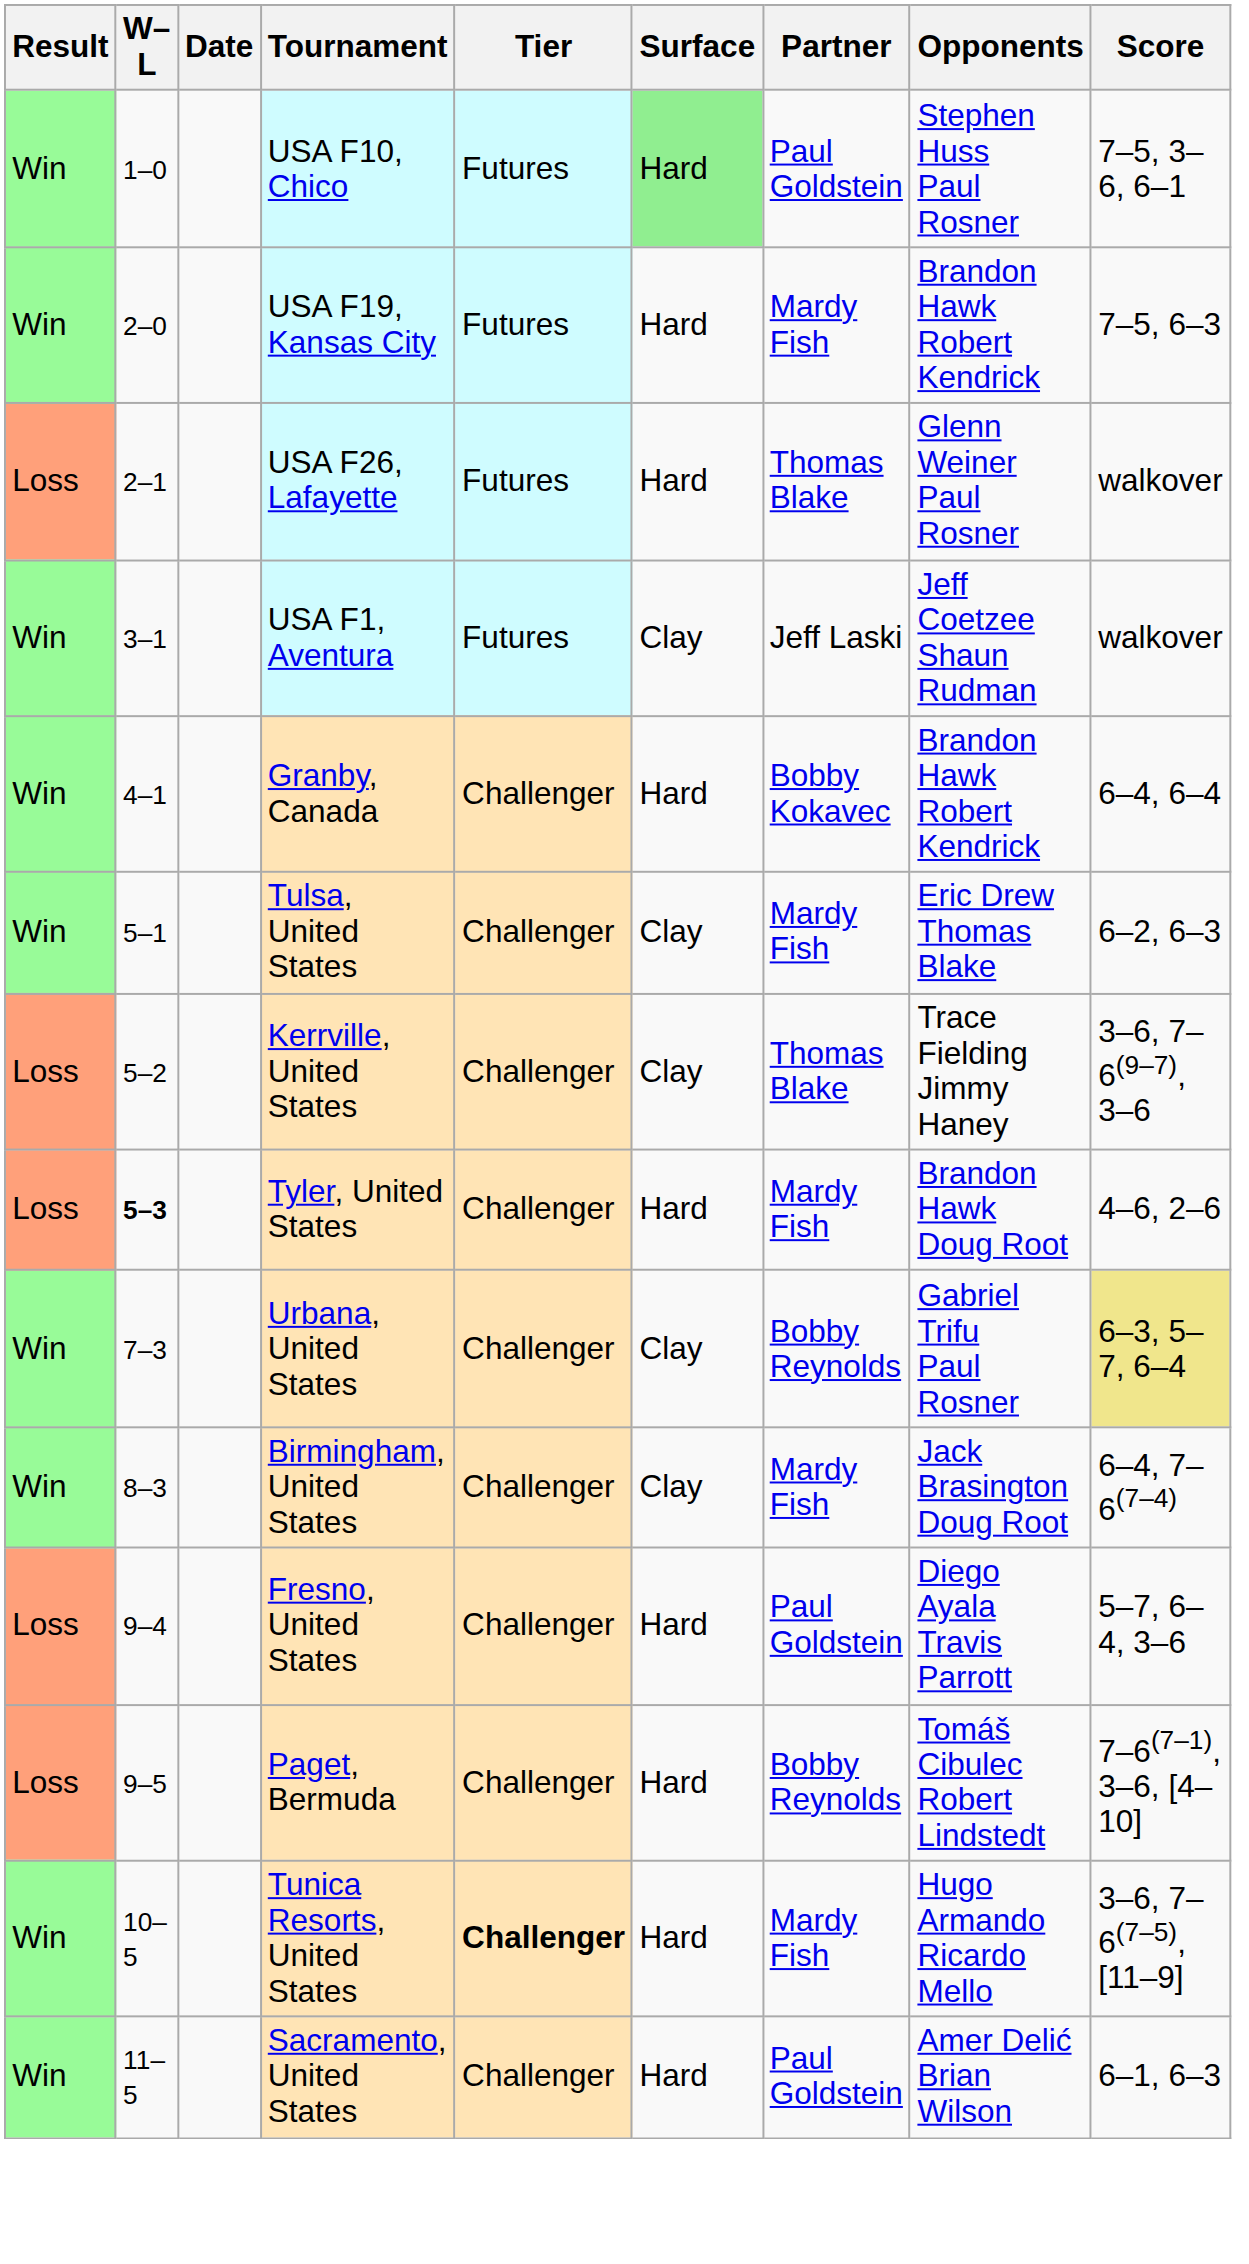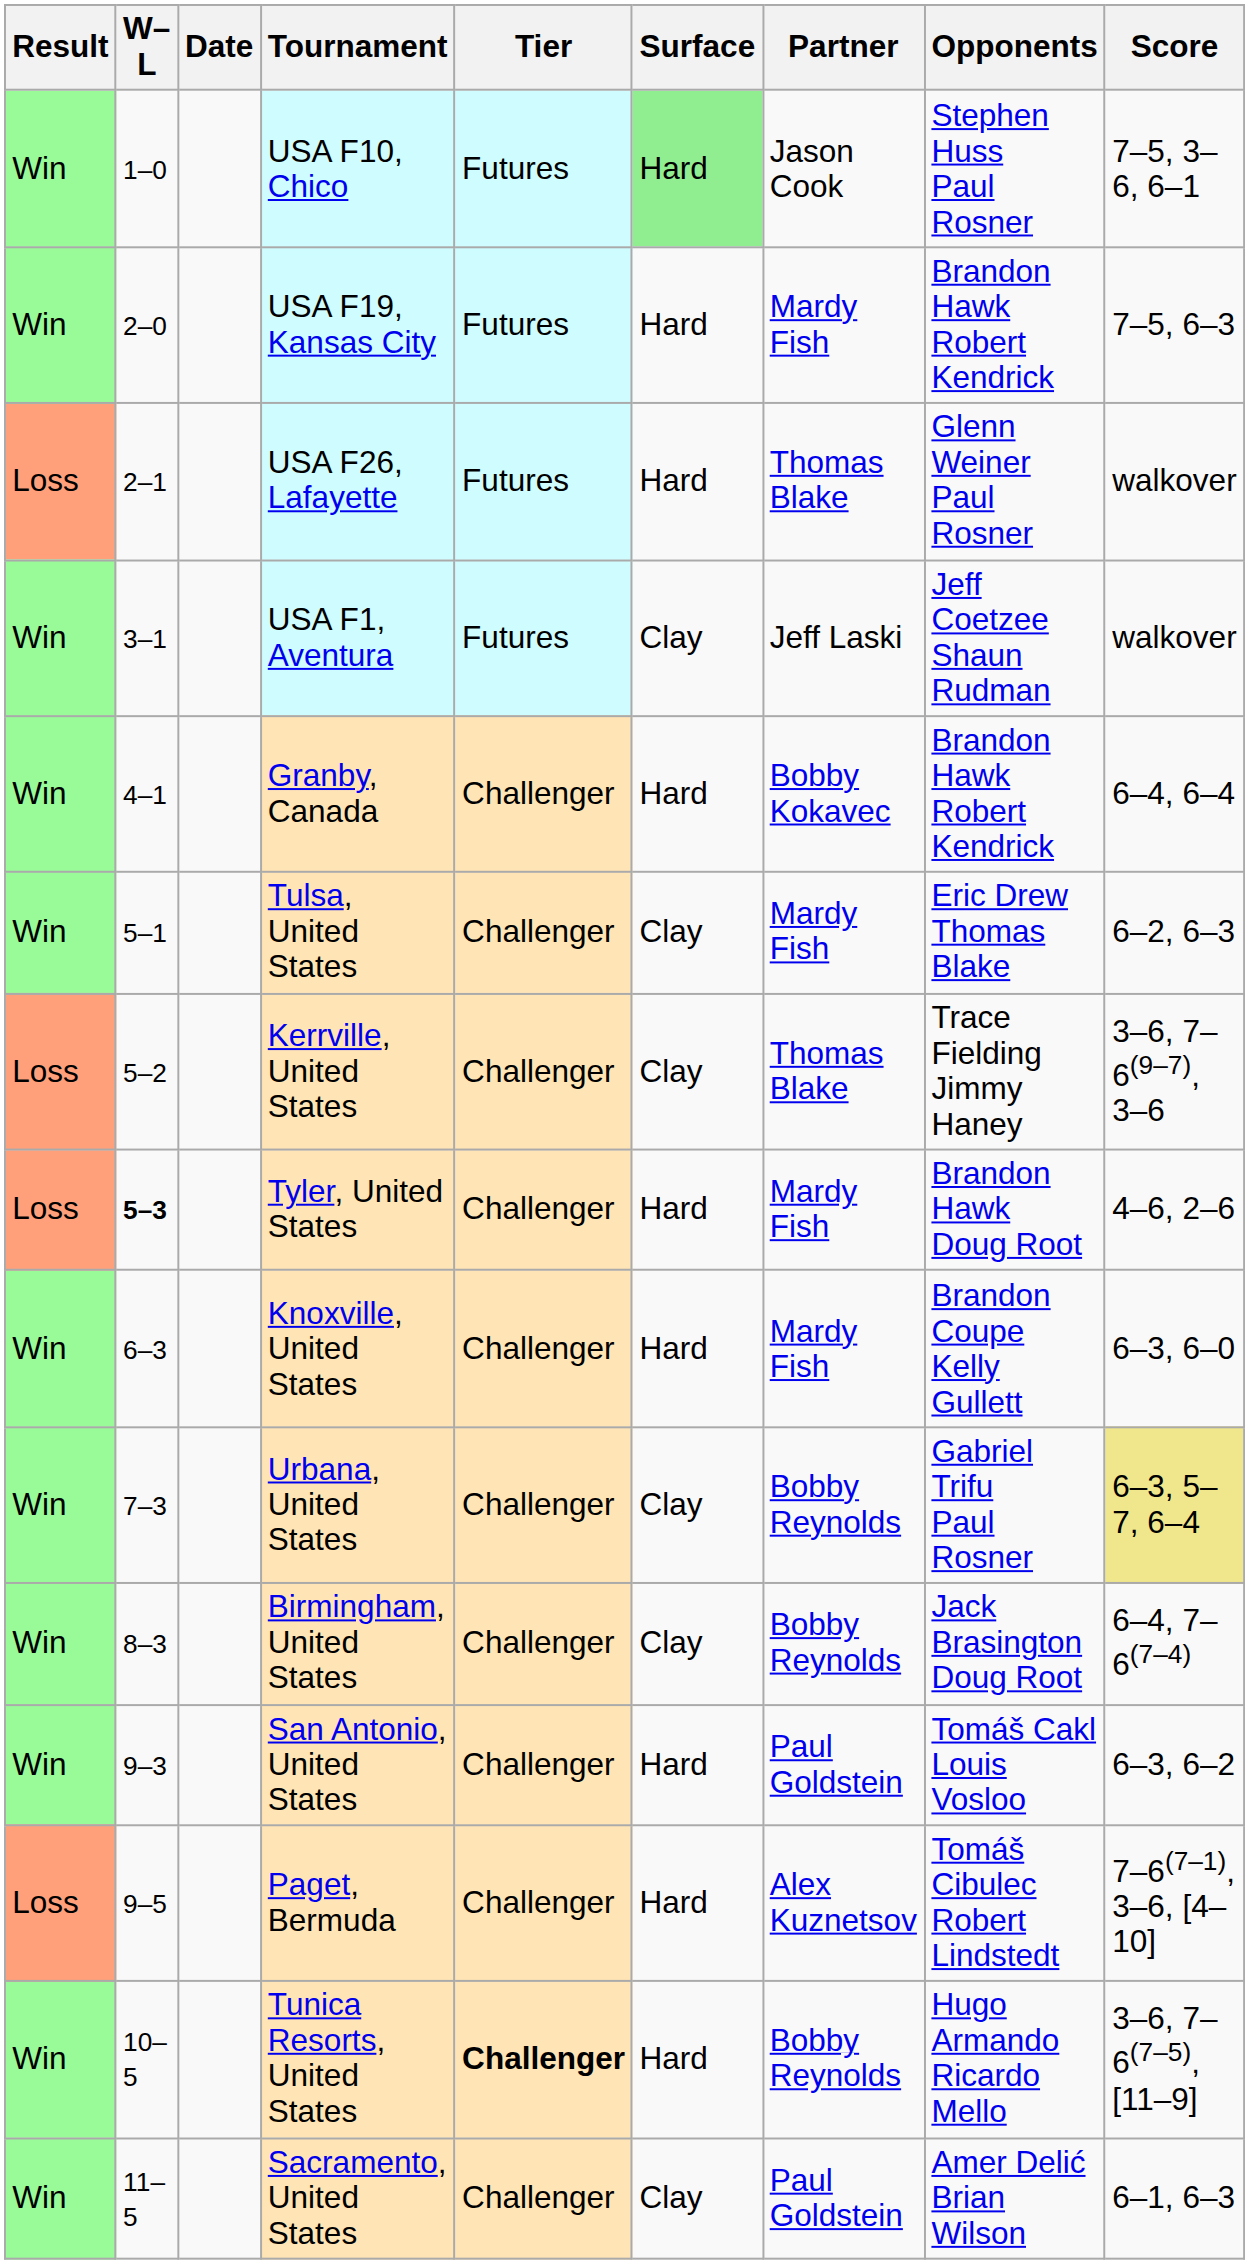(836, 168) Paul Goldstein -> (812, 168) Jason Cook
+ row: (335, 1348)
(814, 1486) Mardy Fish -> (835, 1643) Bobby Reynolds
+ row: (357, 1764)
- row: (321, 1625)
(835, 1781) Bobby Reynolds -> (843, 1902) Alex Kuznetsov
(814, 1938) Mardy Fish -> (835, 2059) Bobby Reynolds
(674, 2076) Hard -> (671, 2197) Clay
